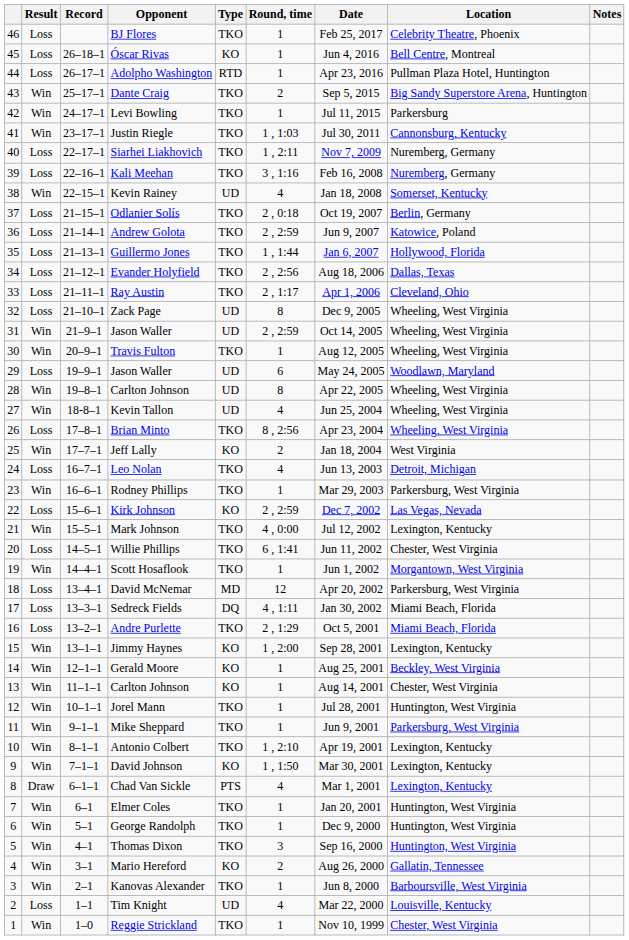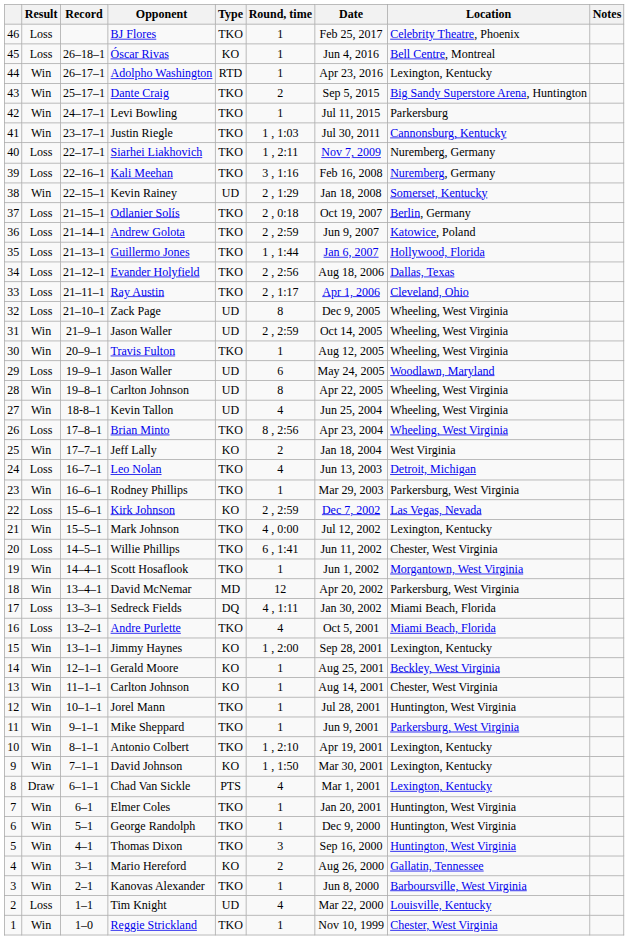(41, 73) Loss -> (41, 73) Win
(470, 73) Pullman Plaza Hotel, Huntington -> (441, 73) Lexington, Kentucky
(280, 192) 4 -> (280, 192) 2 , 1:29
(41, 588) Loss -> (41, 588) Win
(280, 628) 2 , 1:29 -> (280, 628) 4
